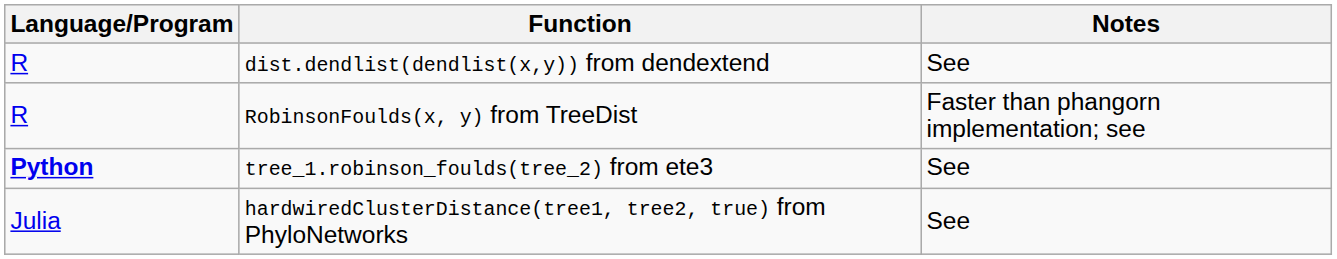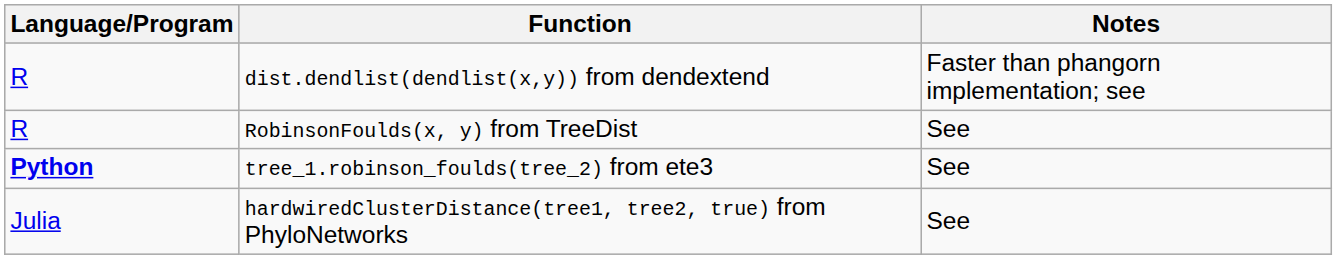(948, 62) See -> (1043, 76) Faster than phangorn implementation; see
(1043, 115) Faster than phangorn implementation; see -> (948, 129) See
